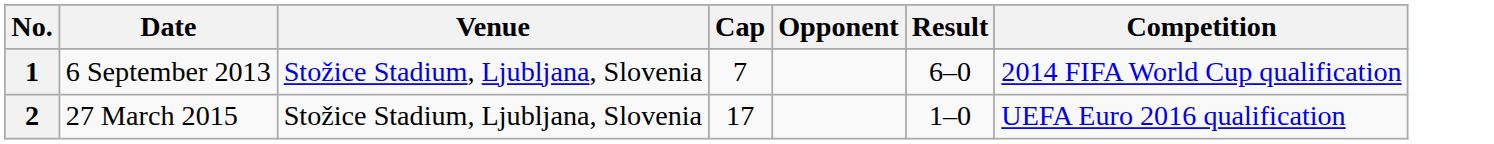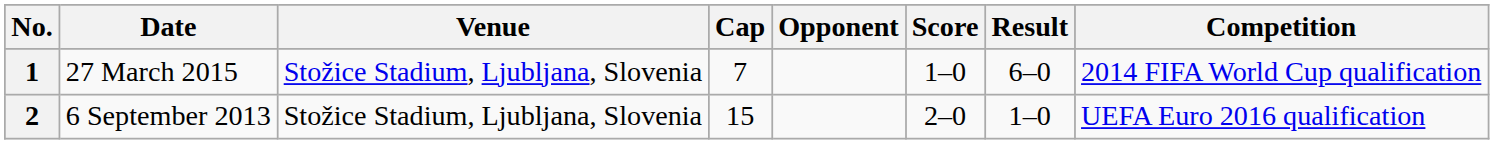+ column: (945, 26)
(168, 71) 6 September 2013 -> (152, 71) 27 March 2015
(152, 116) 27 March 2015 -> (168, 116) 6 September 2013
(740, 116) 17 -> (740, 116) 15
